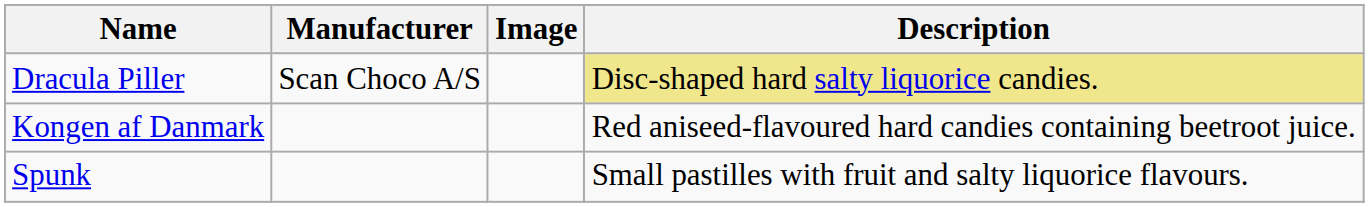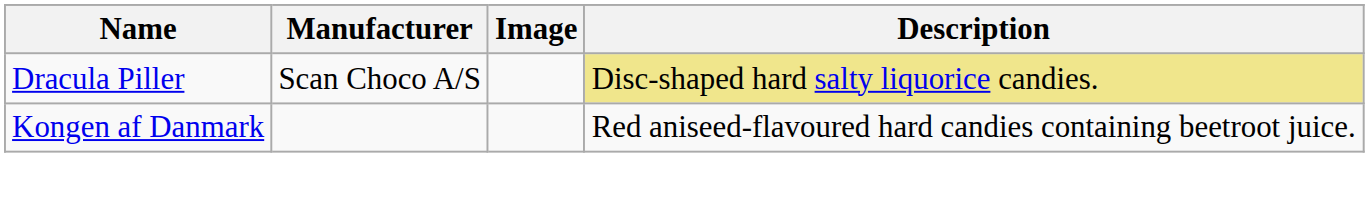- row: (52, 175)
